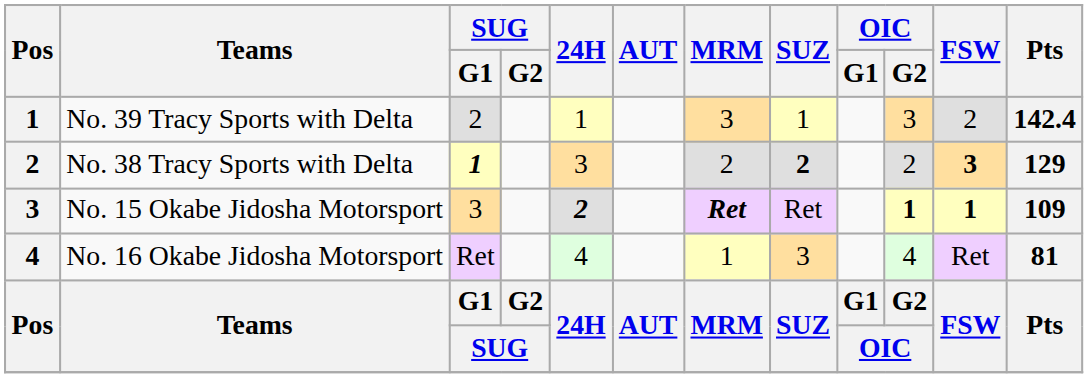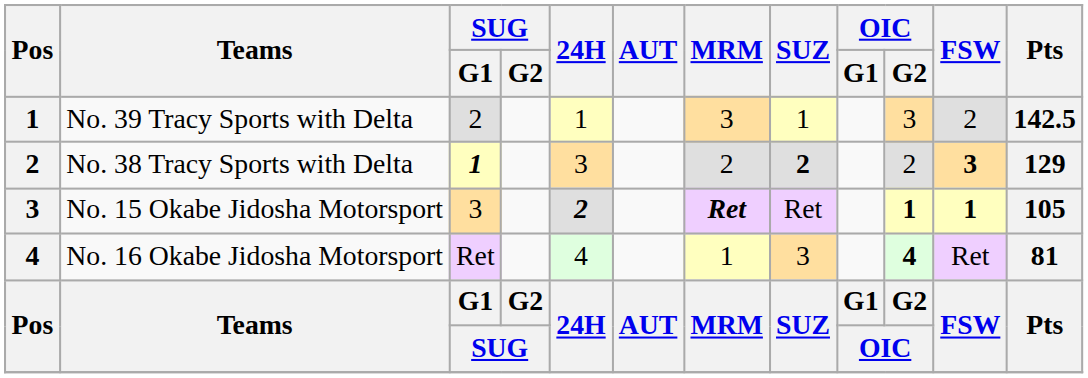(1045, 118) 142.4 -> (1045, 118) 142.5
(1045, 210) 109 -> (1045, 210) 105
(909, 255) normal -> (909, 255) bold
